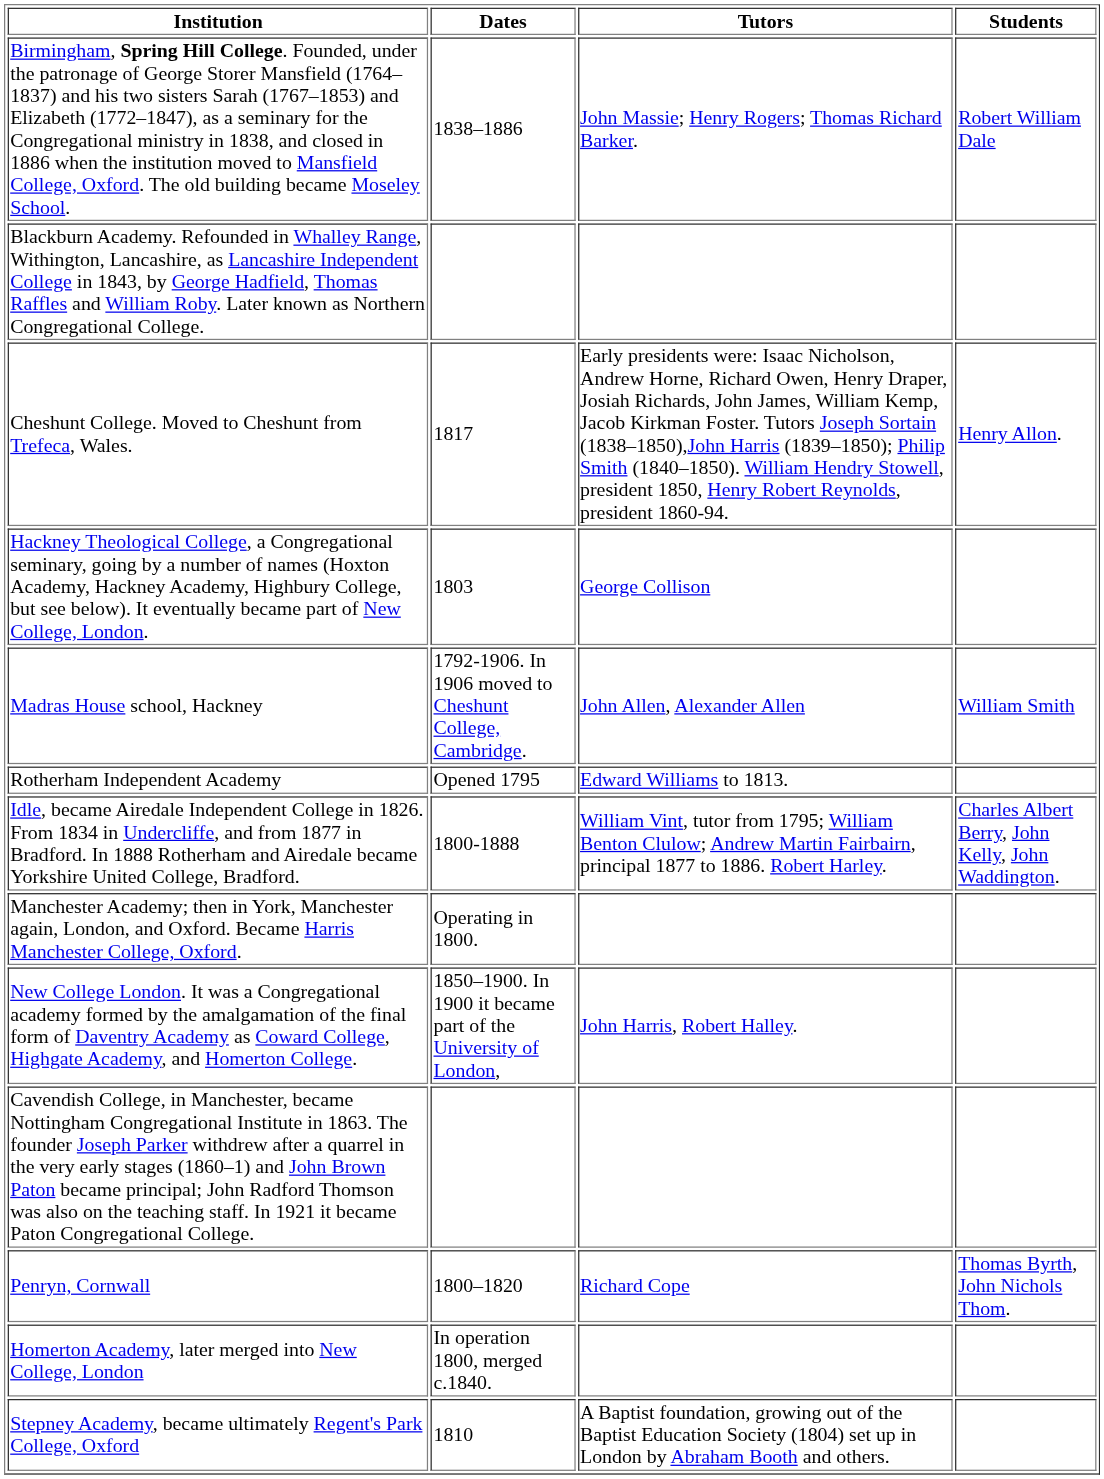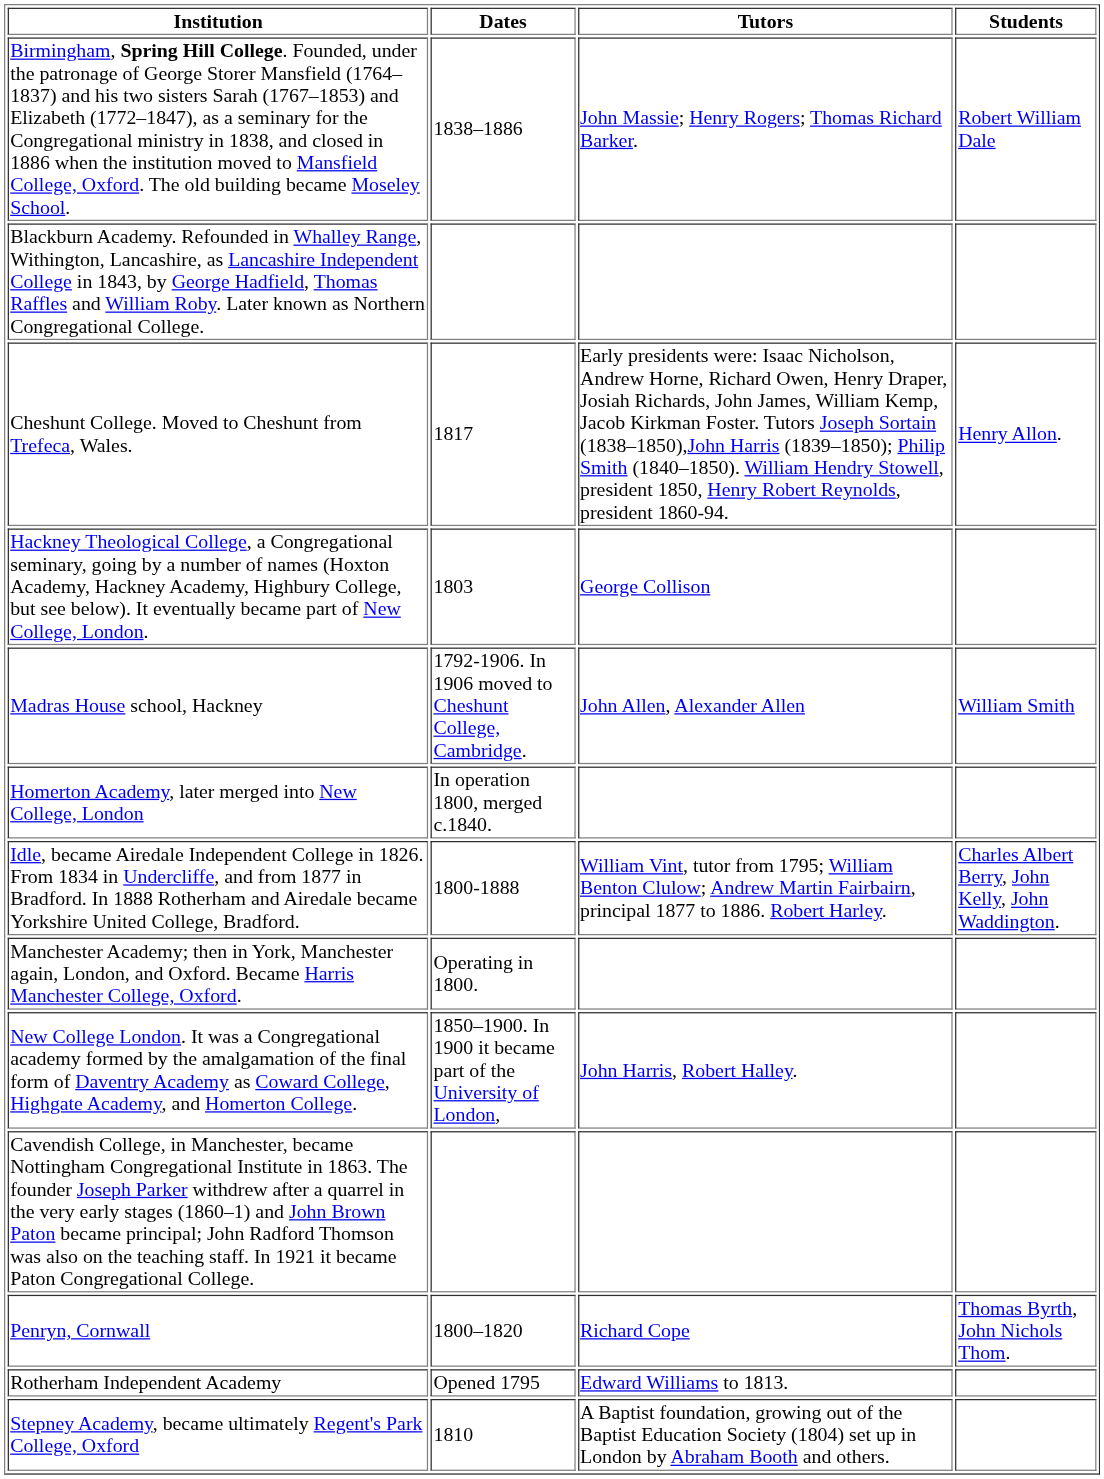rows swapped: (183, 1360) <-> (146, 780)
